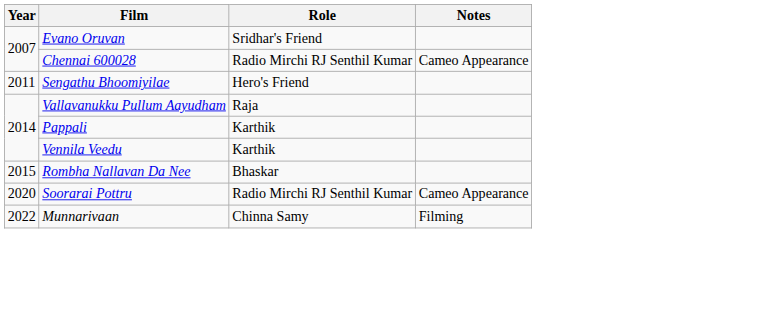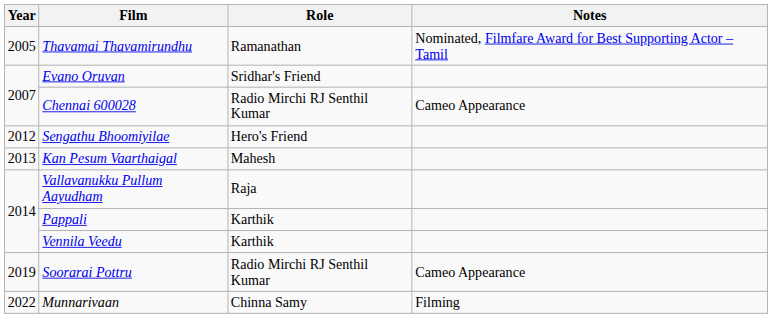+ row: (117, 45)
(22, 82) 2011 -> (22, 136) 2012
+ row: (110, 158)
- row: (116, 171)
(22, 194) 2020 -> (22, 272) 2019
